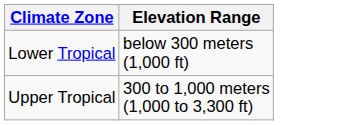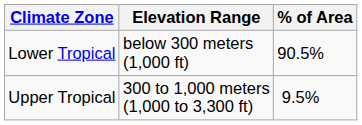+ column: (315, 17)
